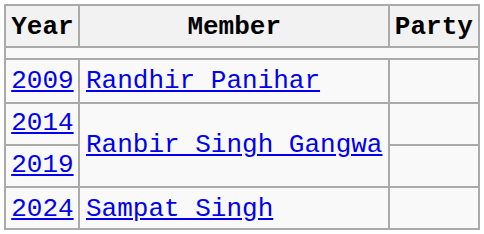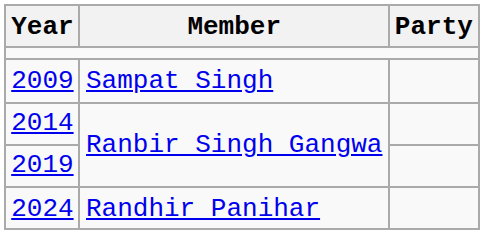(203, 81) Randhir Panihar -> (180, 81) Sampat Singh
(180, 208) Sampat Singh -> (203, 208) Randhir Panihar
